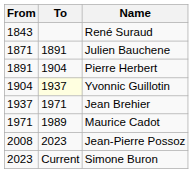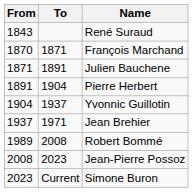+ row: (134, 50)
(54, 86) lightyellow background -> (54, 104) no background
- row: (122, 123)
+ row: (124, 141)
